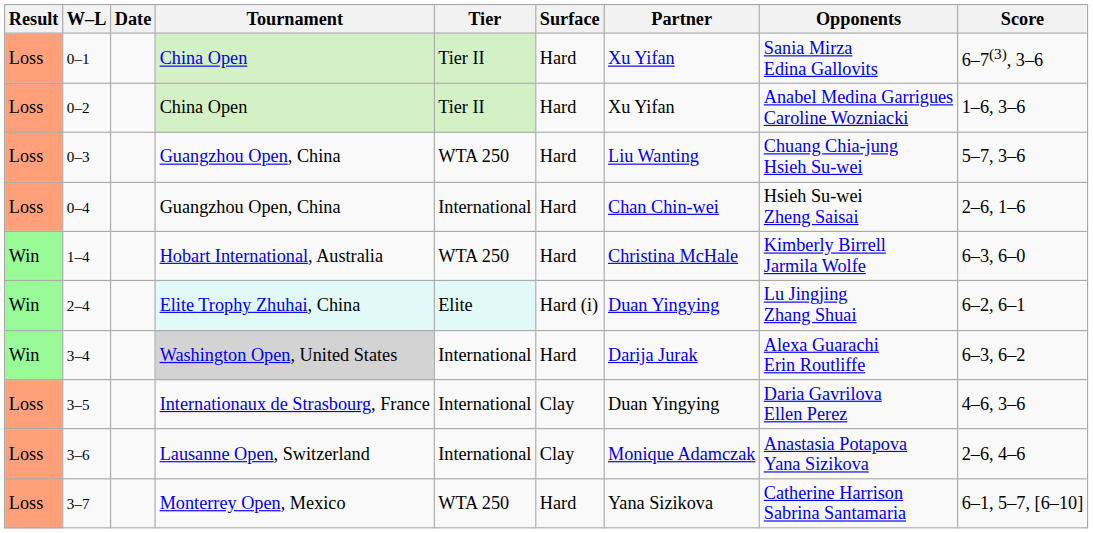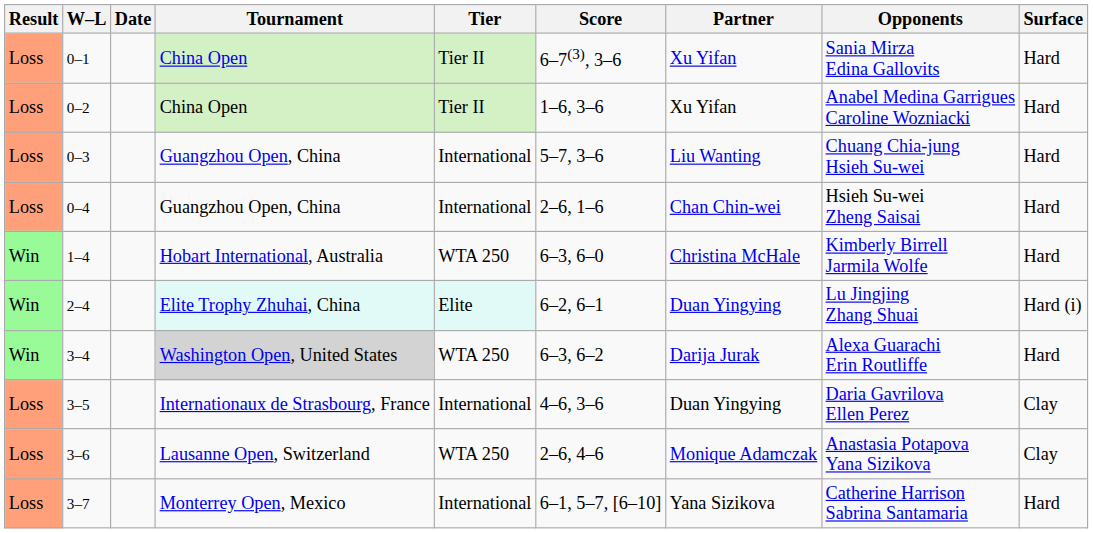columns swapped: (570, 18) <-> (1022, 18)
(474, 157) WTA 250 -> (485, 157) International
(485, 354) International -> (474, 354) WTA 250
(485, 453) International -> (474, 453) WTA 250
(474, 503) WTA 250 -> (485, 503) International
